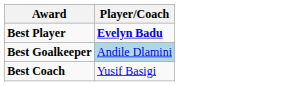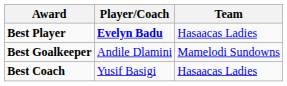+ column: (229, 14)
(134, 52) lightblue background -> (134, 52) no background
